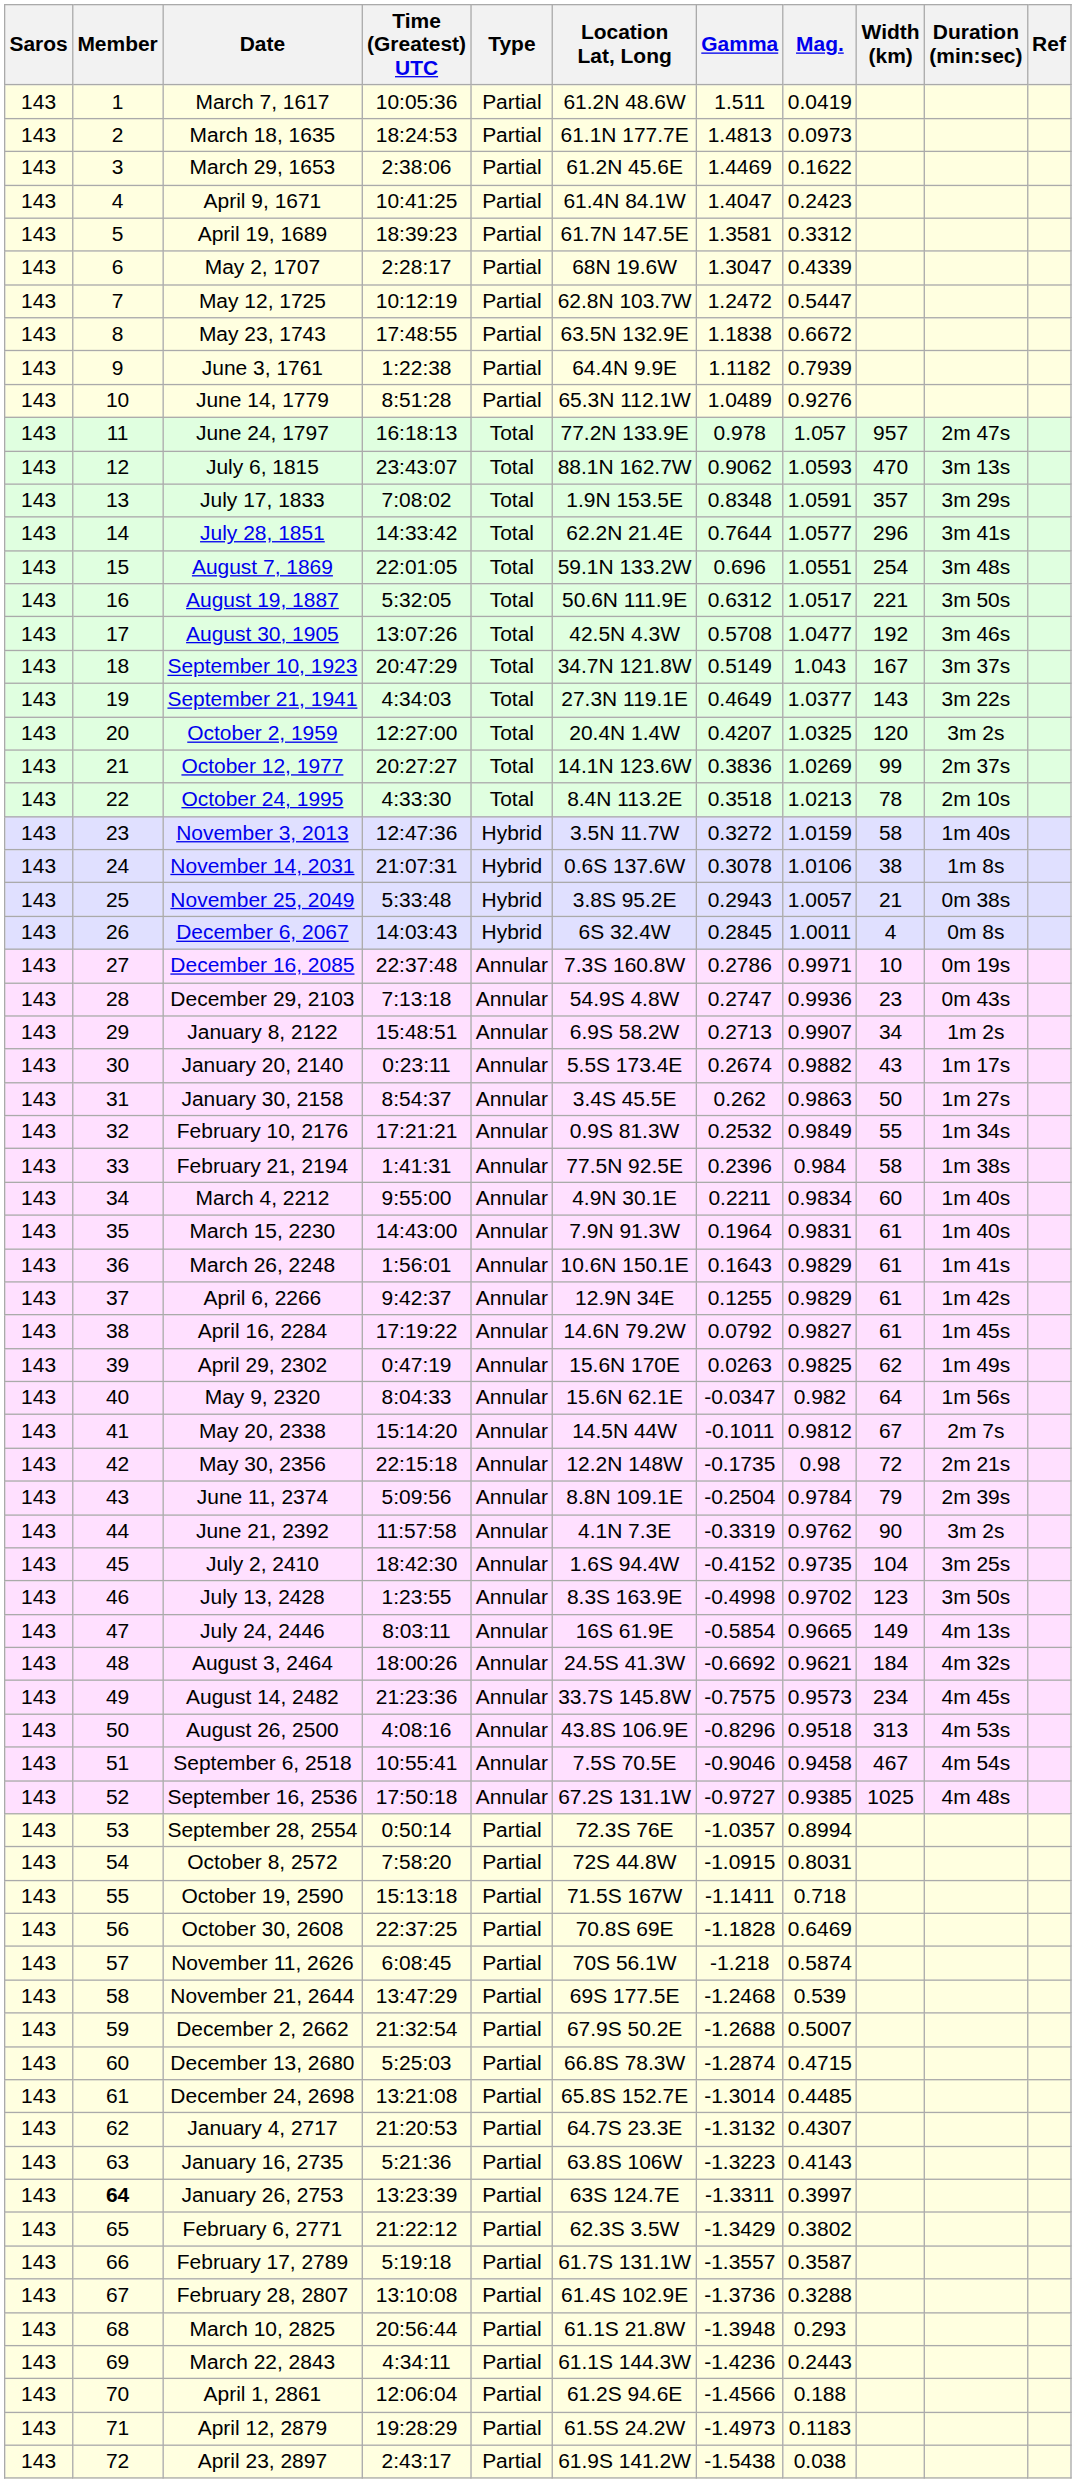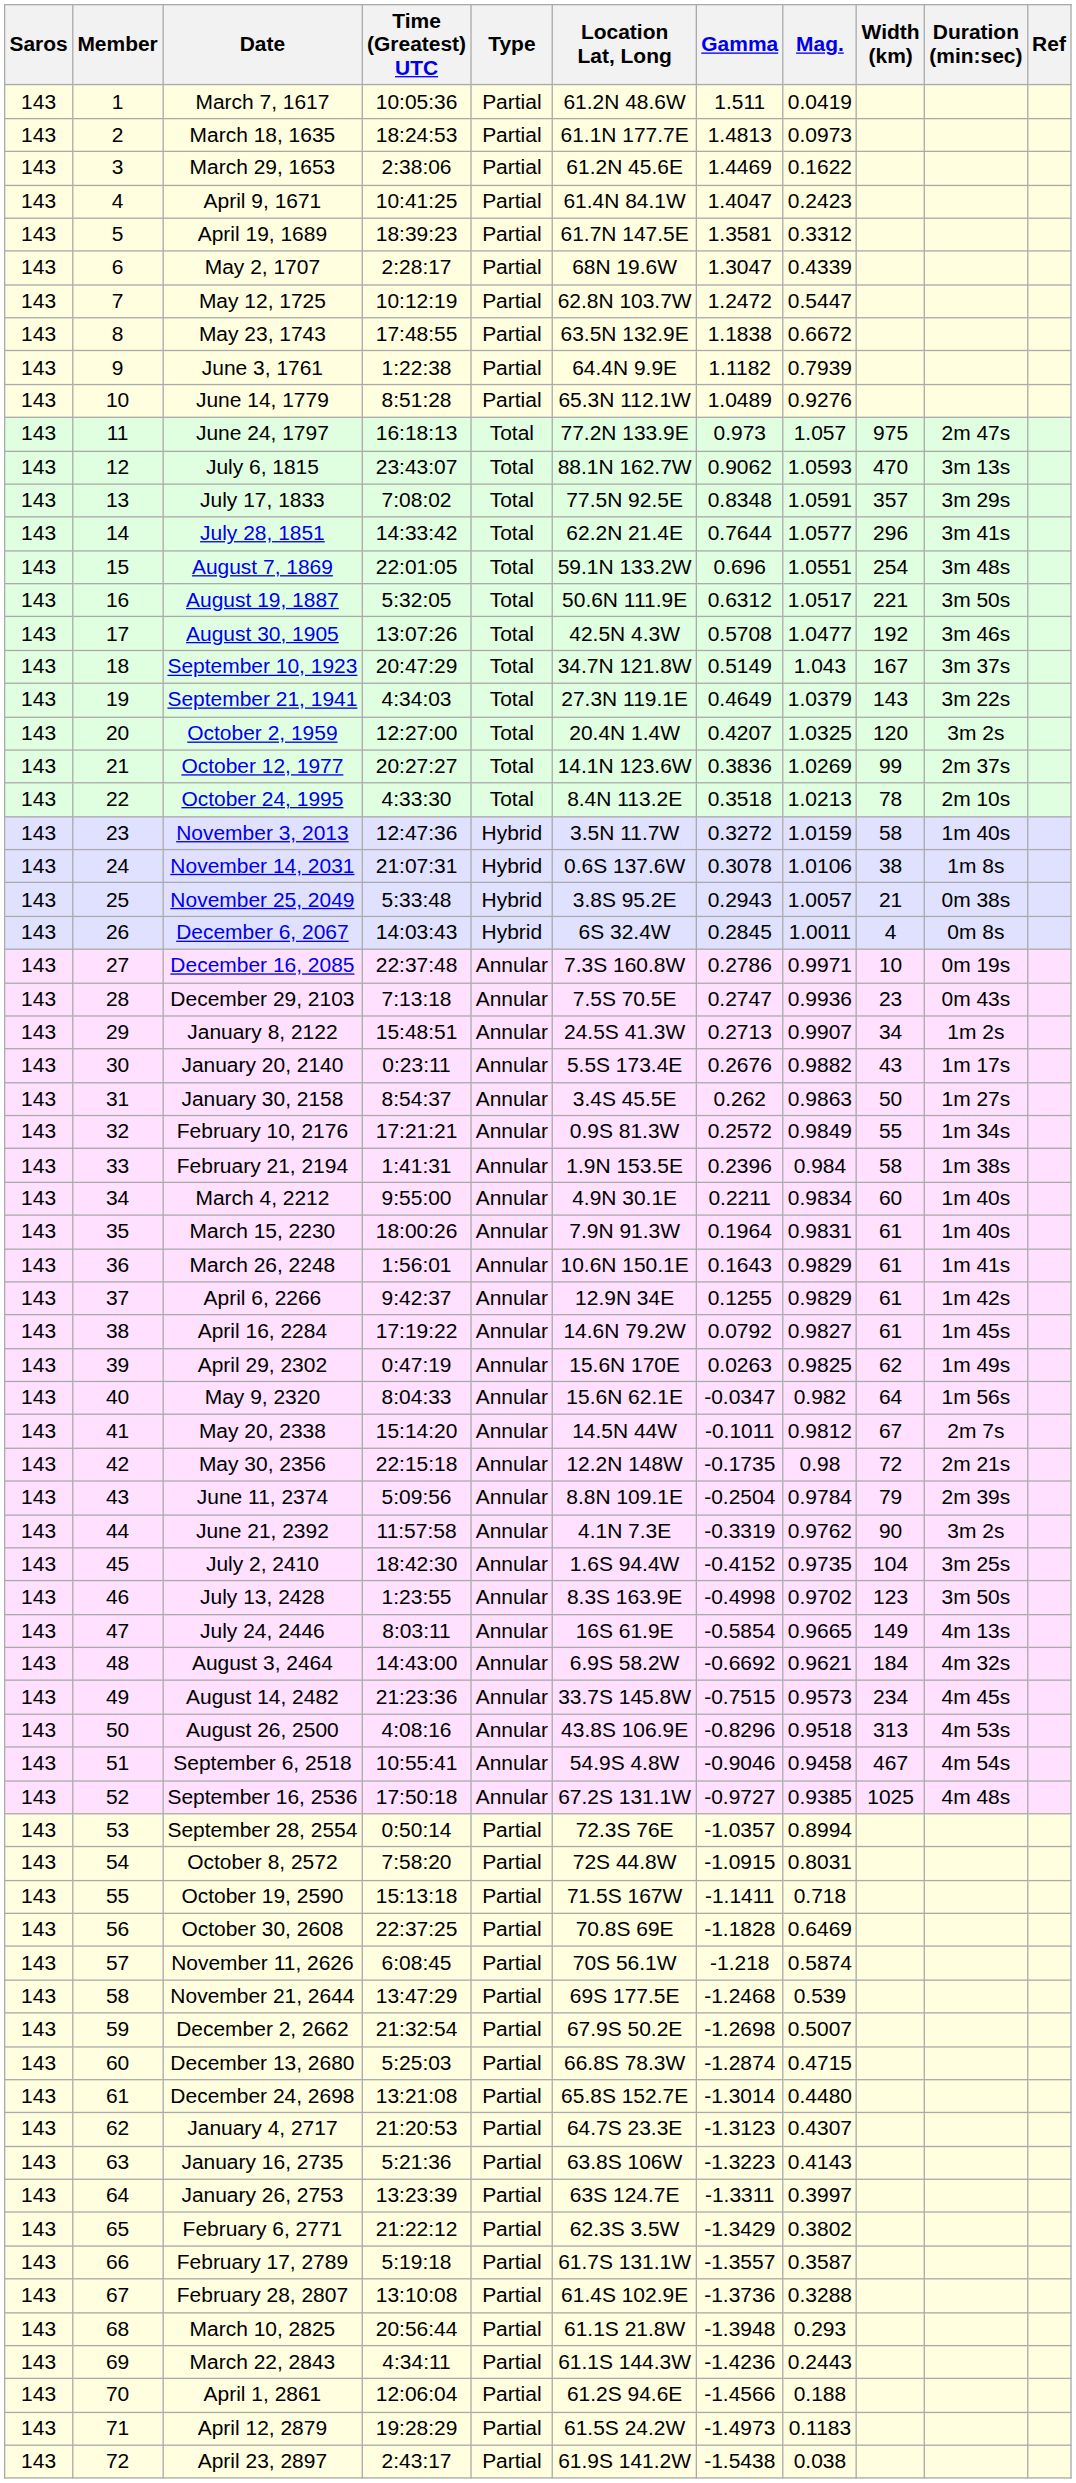(740, 433) 0.978 -> (740, 433) 0.973
(891, 433) 957 -> (891, 433) 975
(625, 500) 1.9N 153.5E -> (625, 500) 77.5N 92.5E
(820, 699) 1.0377 -> (820, 699) 1.0379
(625, 999) 54.9S 4.8W -> (625, 999) 7.5S 70.5E
(625, 1032) 6.9S 58.2W -> (625, 1032) 24.5S 41.3W
(740, 1065) 0.2674 -> (740, 1065) 0.2676
(740, 1132) 0.2532 -> (740, 1132) 0.2572
(625, 1165) 77.5N 92.5E -> (625, 1165) 1.9N 153.5E
(417, 1231) 14:43:00 -> (417, 1231) 18:00:26
(417, 1663) 18:00:26 -> (417, 1663) 14:43:00
(625, 1663) 24.5S 41.3W -> (625, 1663) 6.9S 58.2W
(740, 1697) -0.7575 -> (740, 1697) -0.7515
(625, 1763) 7.5S 70.5E -> (625, 1763) 54.9S 4.8W
(740, 2029) -1.2688 -> (740, 2029) -1.2698
(820, 2095) 0.4485 -> (820, 2095) 0.4480
(740, 2129) -1.3132 -> (740, 2129) -1.3123
(118, 2195) bold -> (118, 2195) normal
